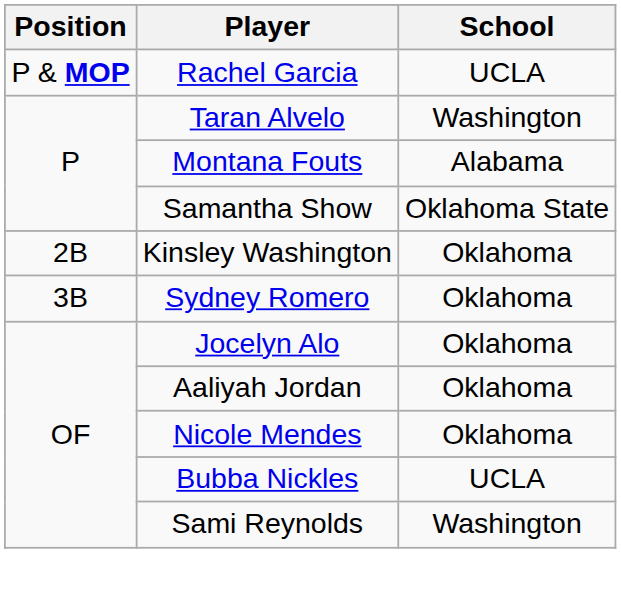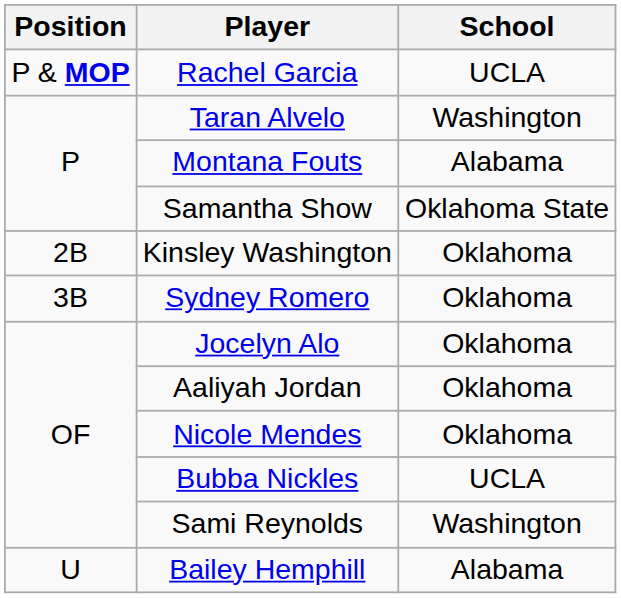+ row: (267, 569)
